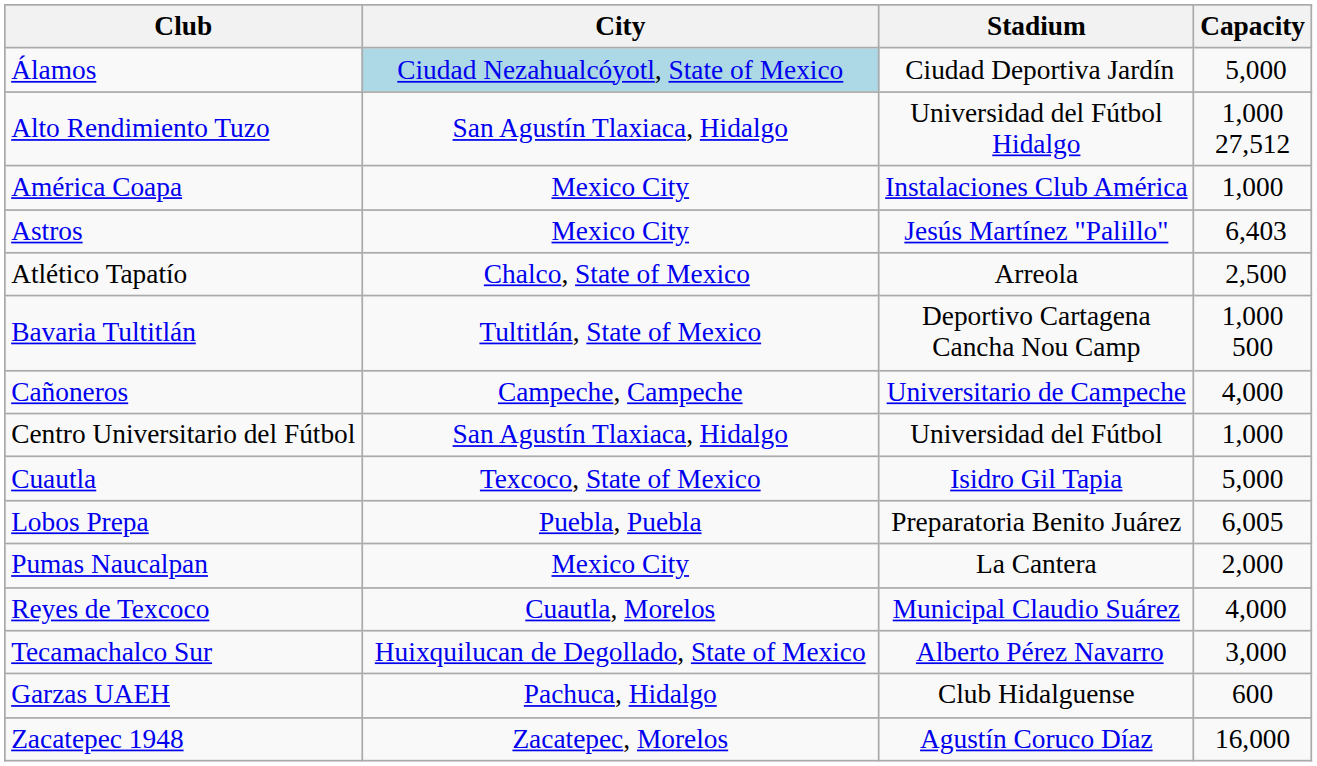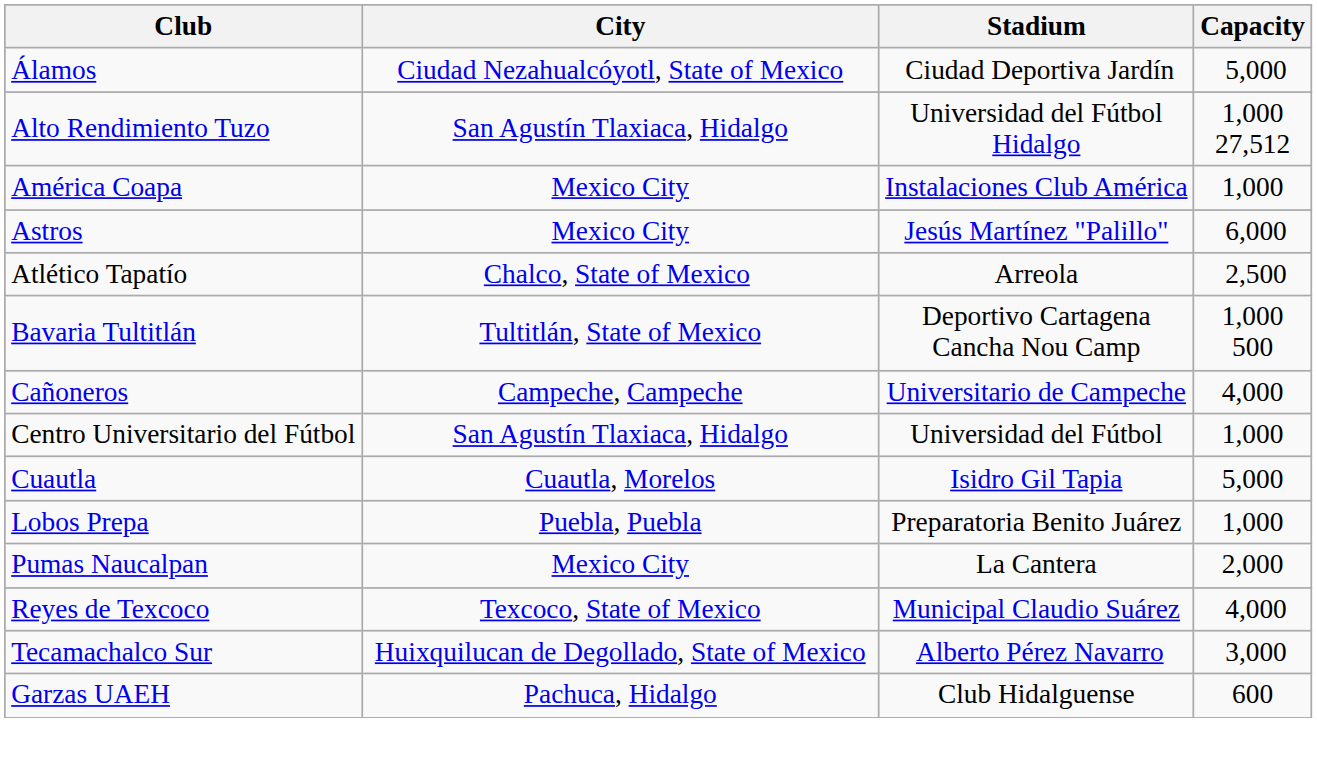(620, 69) lightblue background -> (620, 69) no background
(1253, 230) 6,403 -> (1253, 230) 6,000
(620, 478) Texcoco, State of Mexico -> (620, 478) Cuautla, Morelos
(1253, 521) 6,005 -> (1253, 521) 1,000
(620, 608) Cuautla, Morelos -> (620, 608) Texcoco, State of Mexico
- row: (97, 738)
